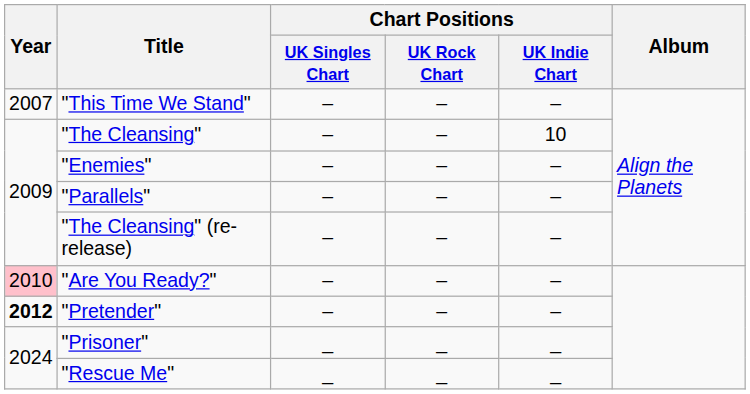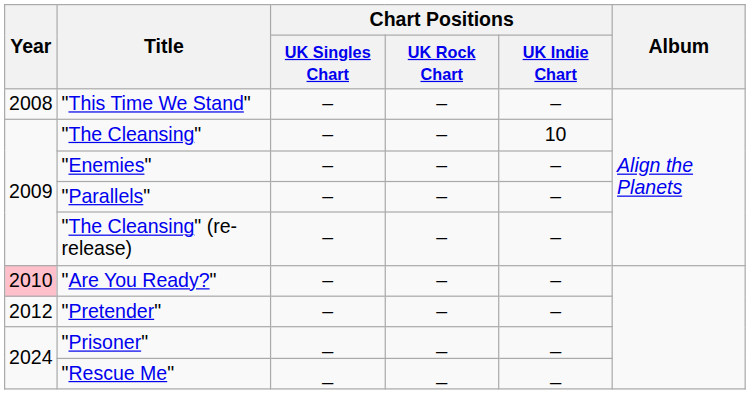(31, 103) 2007 -> (31, 103) 2008
(31, 311) bold -> (31, 311) normal
